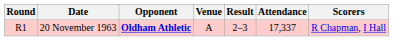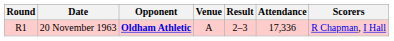(282, 28) 17,337 -> (282, 28) 17,336
